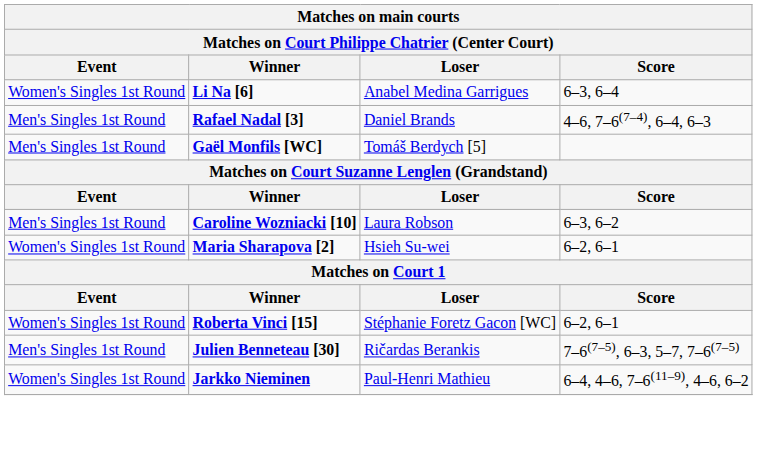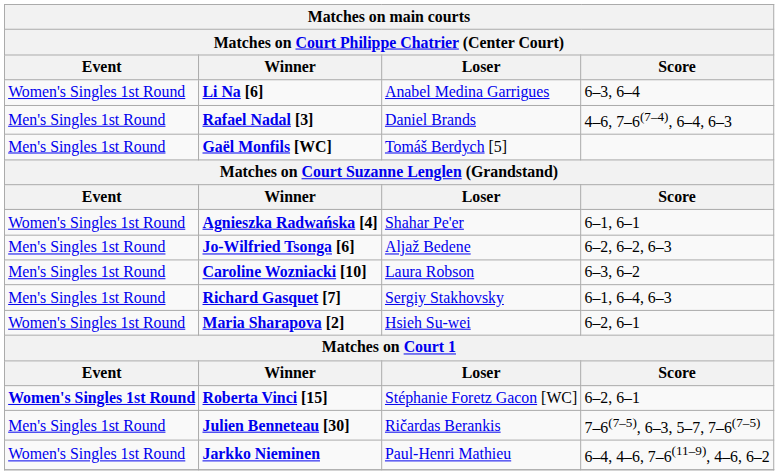+ row: (290, 222)
+ row: (278, 247)
+ row: (272, 297)
(97, 322) normal -> (102, 398) bold
